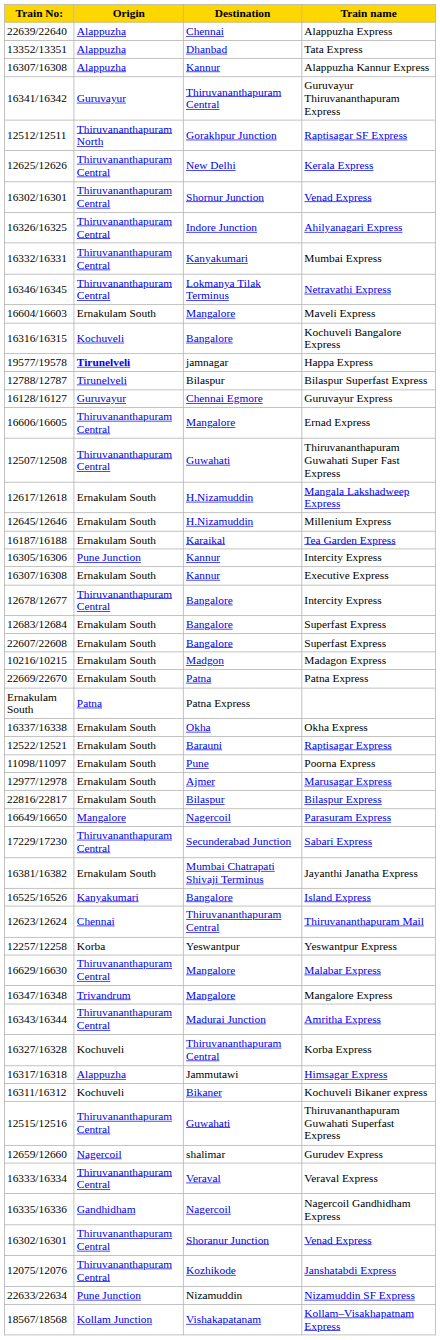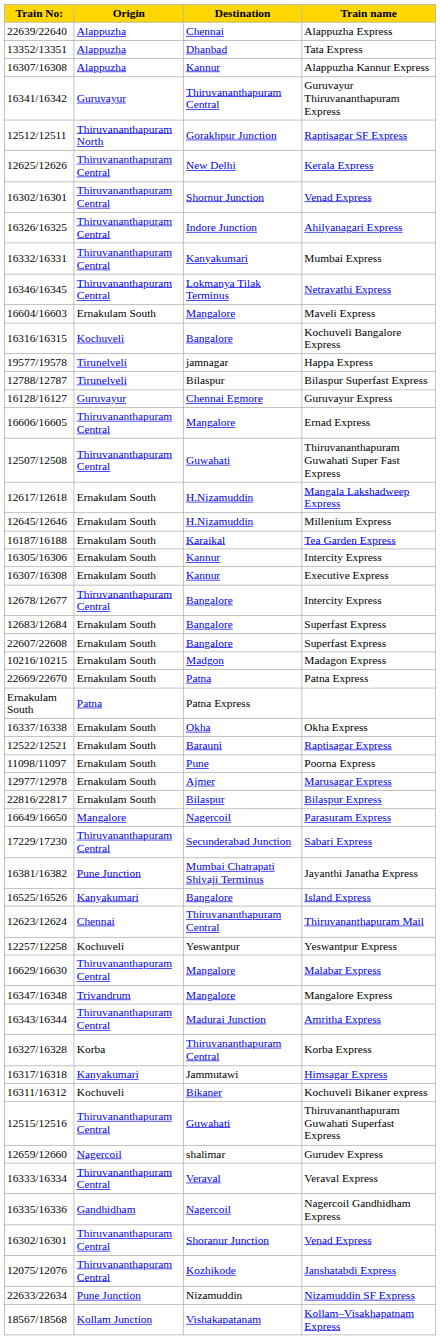(104, 362) bold -> (102, 362) normal
(109, 557) Pune Junction -> (116, 557) Ernakulam South
(116, 872) Ernakulam South -> (109, 872) Pune Junction
(91, 946) Korba -> (100, 946) Kochuveli
(100, 1050) Kochuveli -> (91, 1050) Korba
(101, 1074) Alappuzha -> (108, 1074) Kanyakumari
